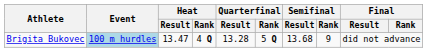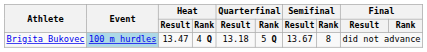(236, 40) 13.28 -> (236, 40) 13.18
(300, 40) 13.68 -> (300, 40) 13.67
(328, 40) 9 -> (328, 40) 8
